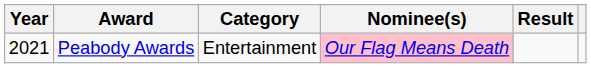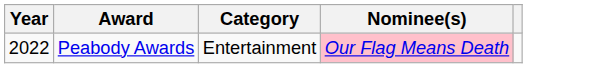- column: (545, 18)
(29, 47) 2021 -> (29, 47) 2022
